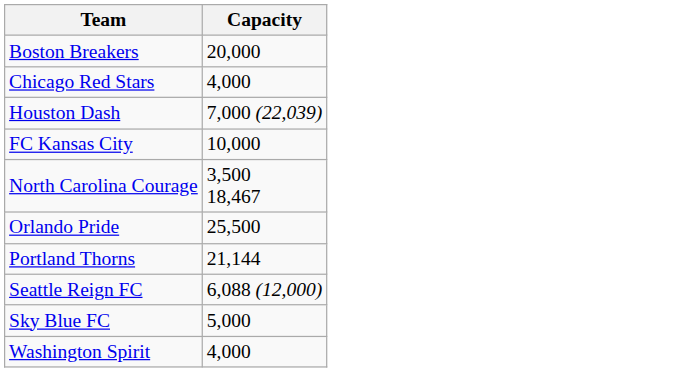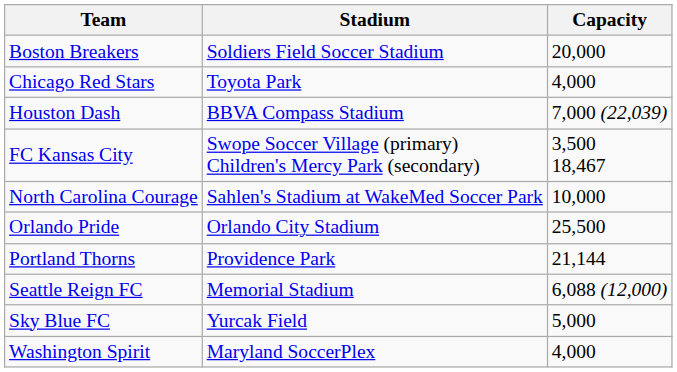+ column: (375, 19)
(234, 143) 10,000 -> (579, 154) 3,500 18,467
(234, 185) 3,500 18,467 -> (579, 196) 10,000
